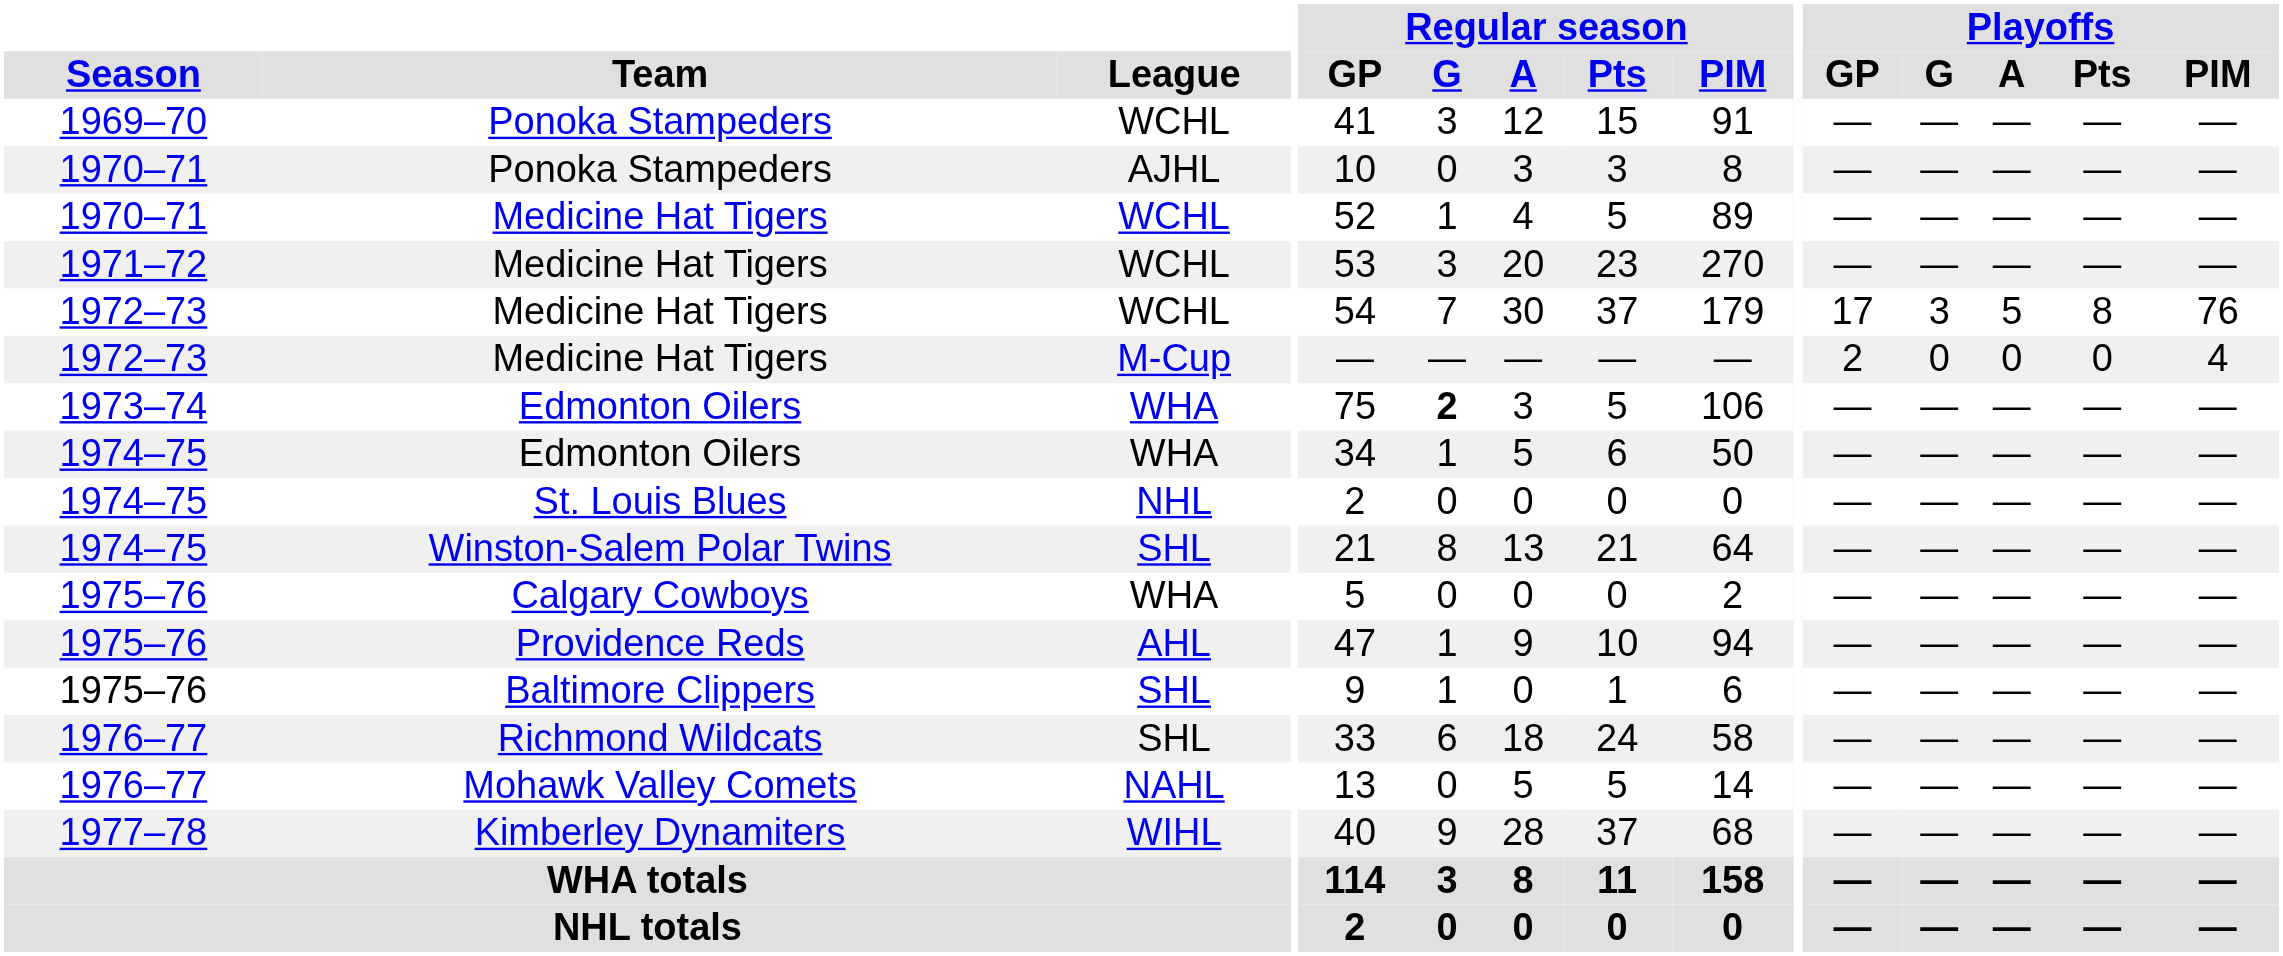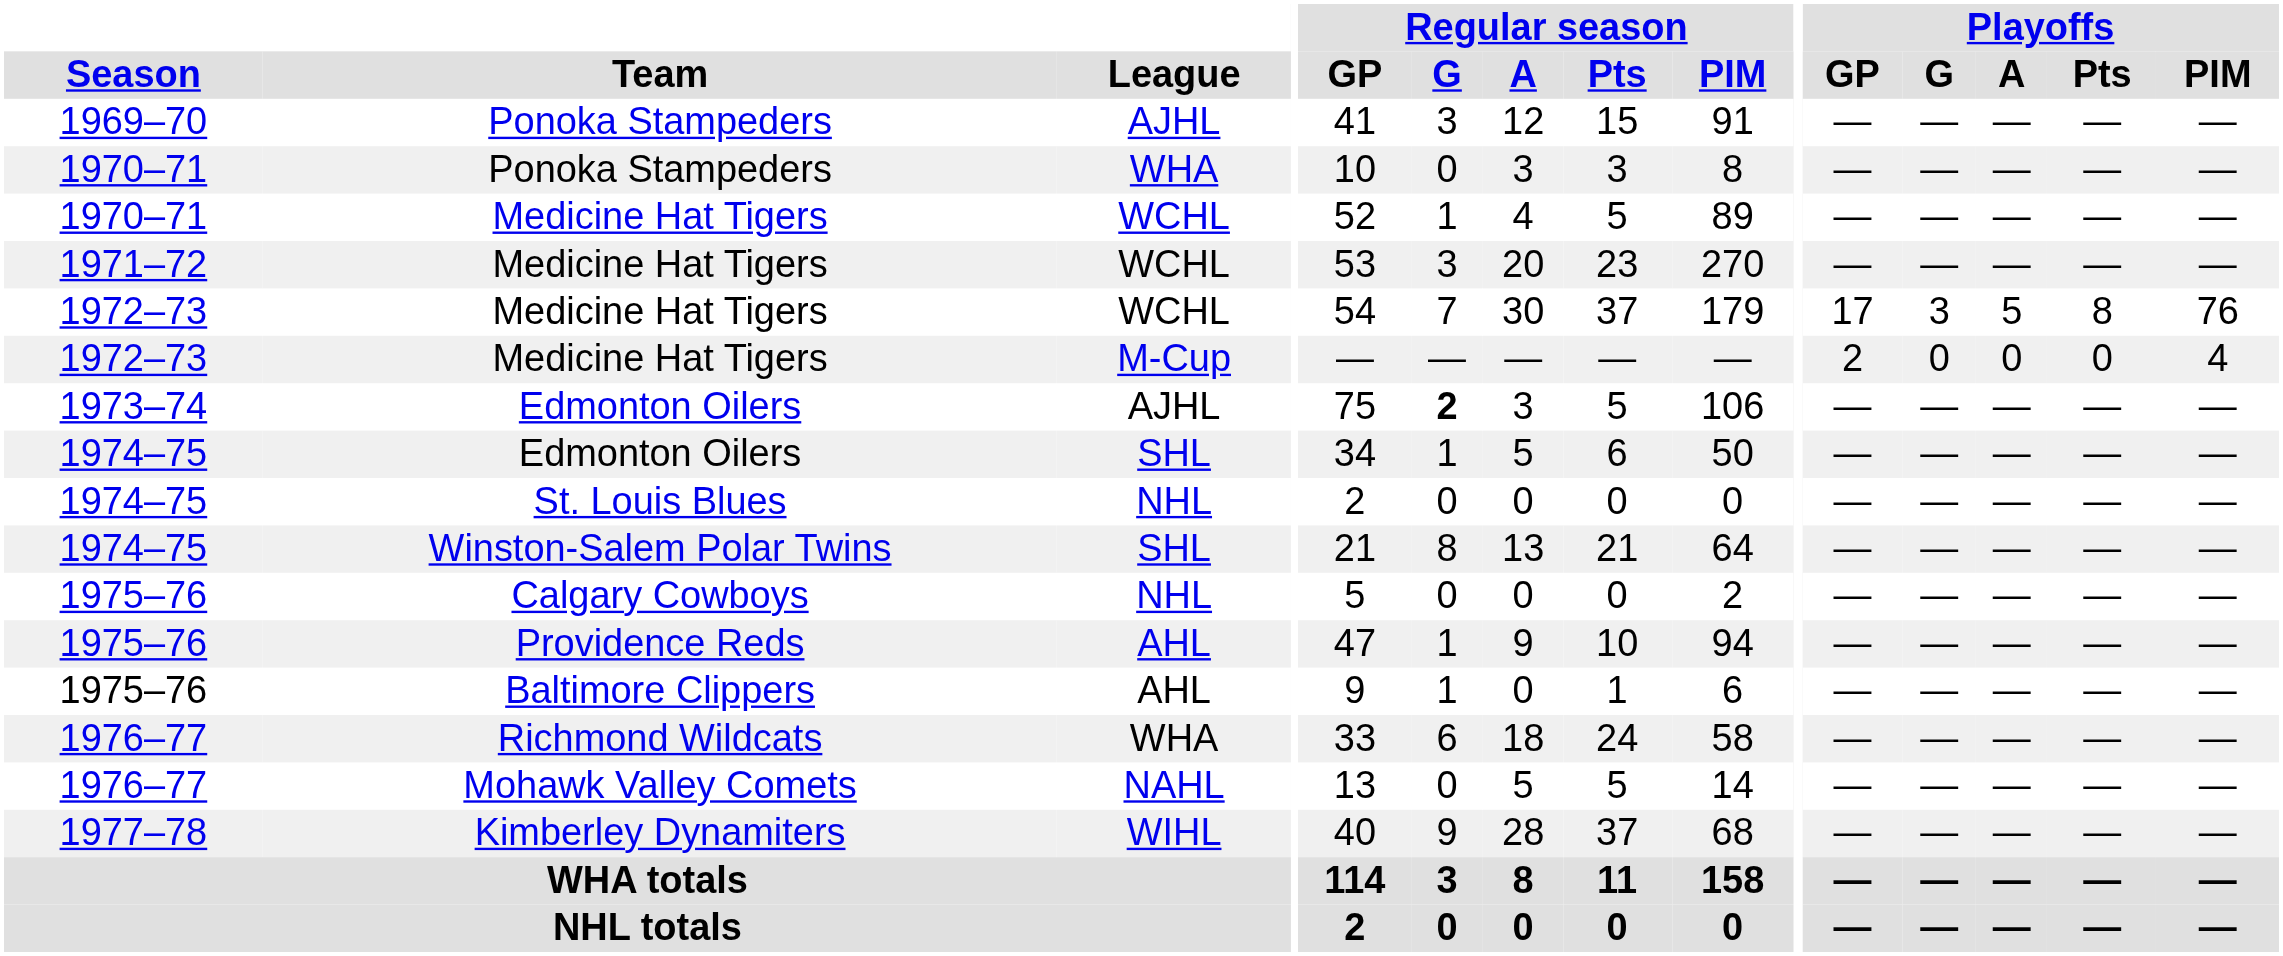(1174, 121) WCHL -> (1174, 121) AJHL
(1174, 169) AJHL -> (1174, 169) WHA
(1174, 406) WHA -> (1174, 406) AJHL
(1174, 453) WHA -> (1174, 453) SHL
(1174, 595) WHA -> (1174, 595) NHL
(1174, 690) SHL -> (1174, 690) AHL
(1174, 738) SHL -> (1174, 738) WHA
